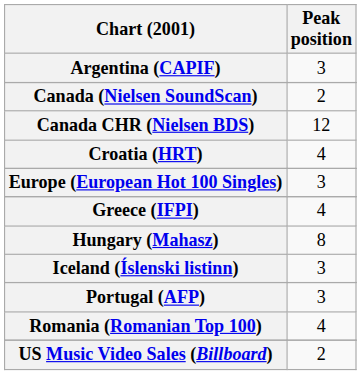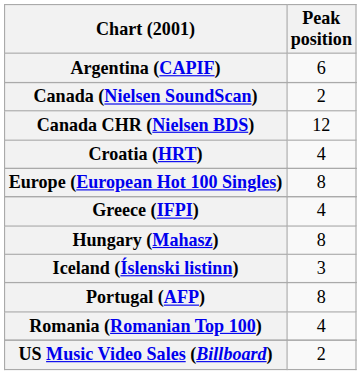(321, 67) 3 -> (321, 67) 6
(321, 182) 3 -> (321, 182) 8
(321, 297) 3 -> (321, 297) 8
